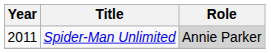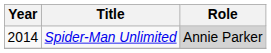(22, 37) 2011 -> (23, 37) 2014
